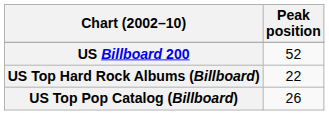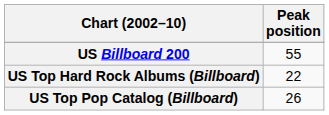(293, 53) 52 -> (293, 53) 55
